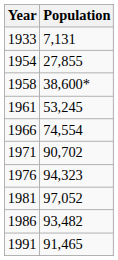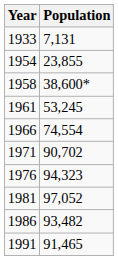(63, 61) 27,855 -> (63, 61) 23,855
